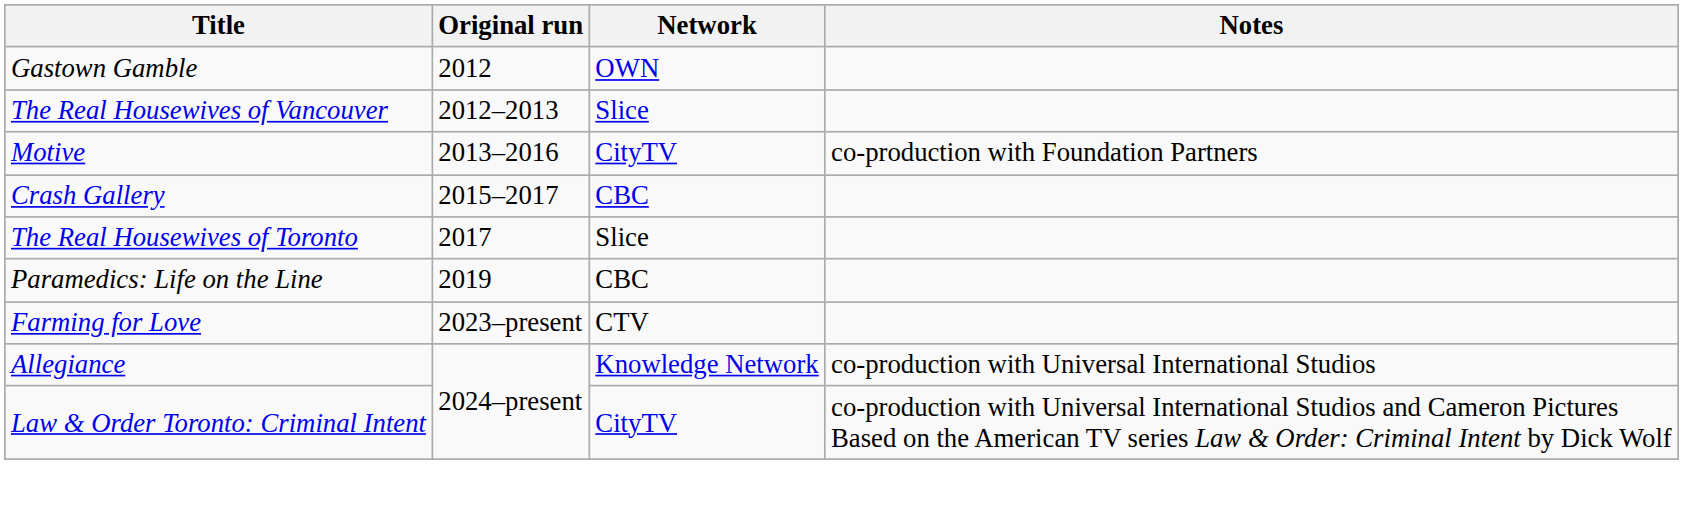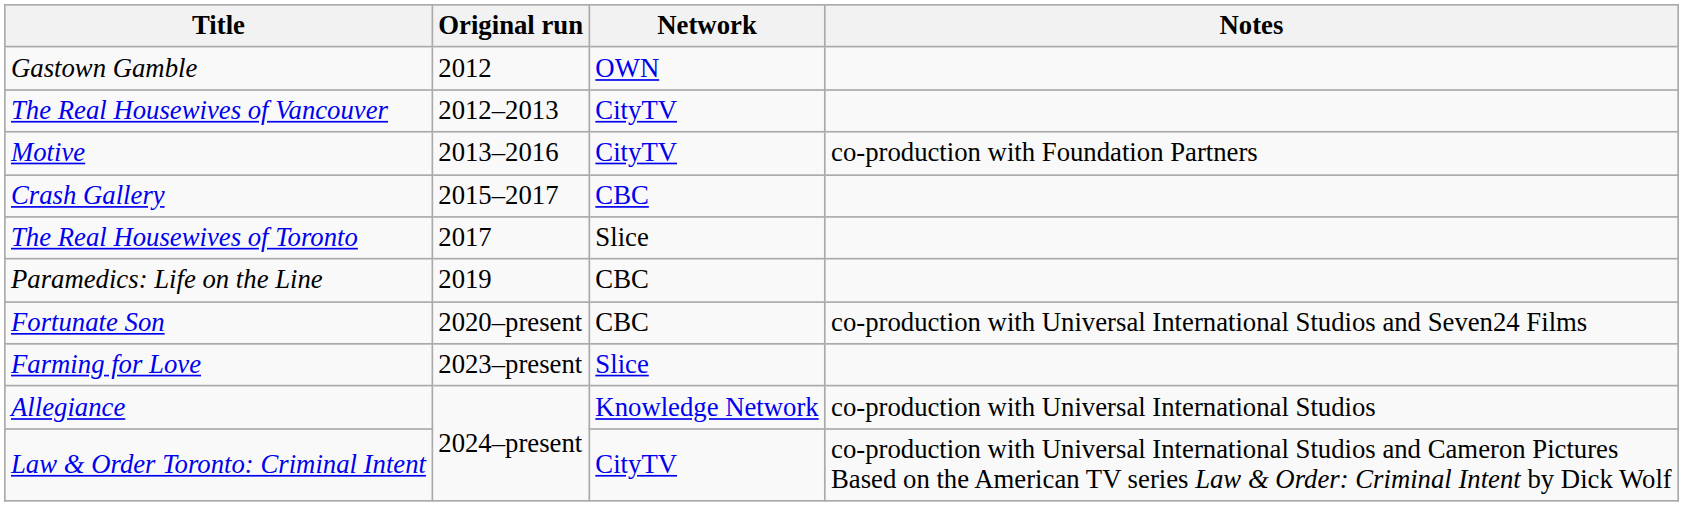(622, 110) Slice -> (636, 110) CityTV
+ row: (88, 322)
(622, 322) CTV -> (622, 364) Slice
